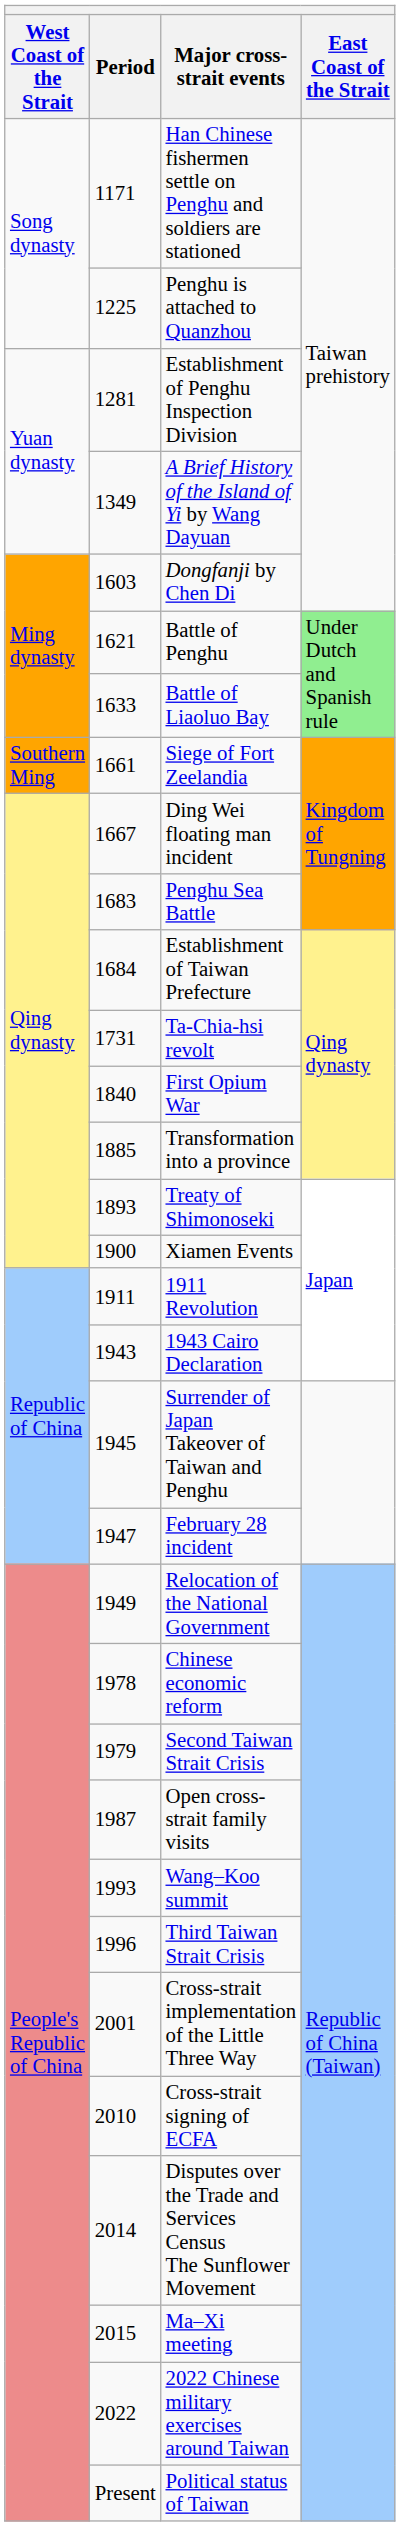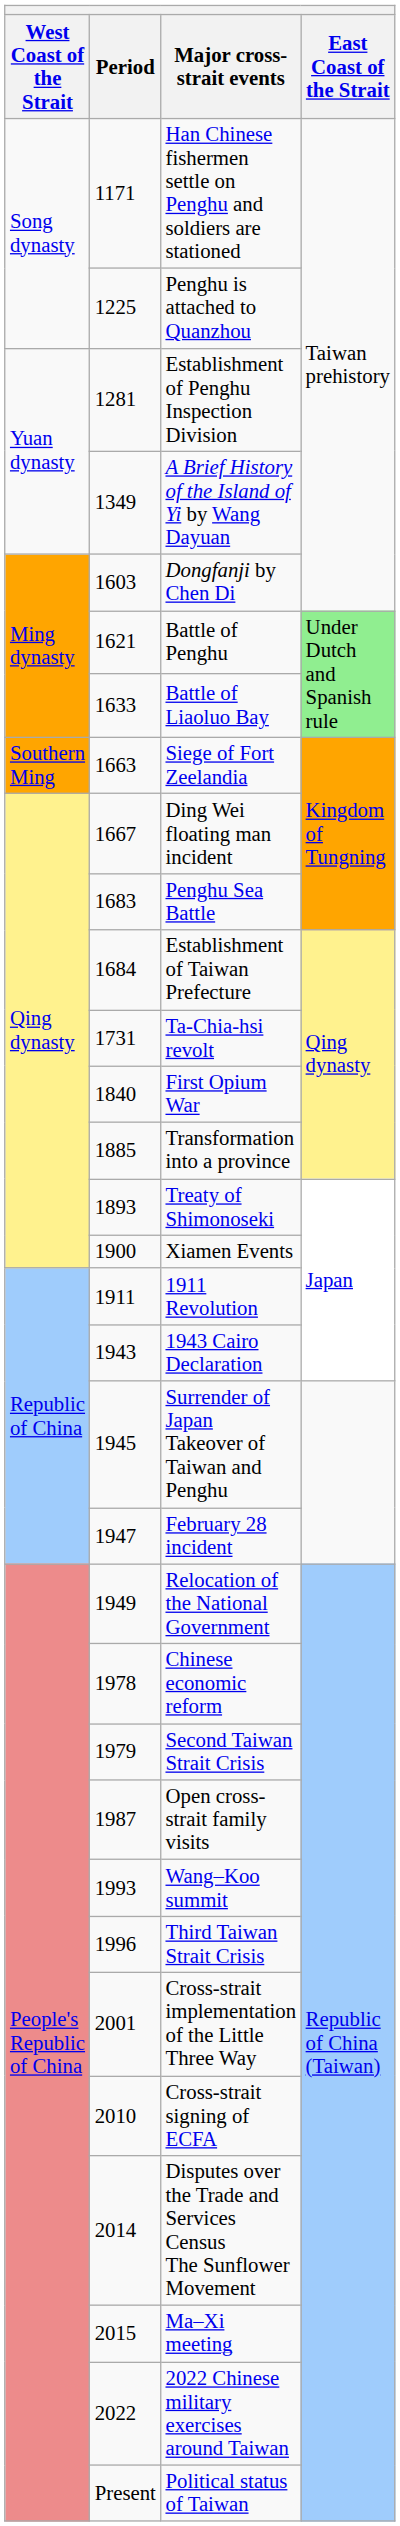(115, 765) 1661 -> (115, 765) 1663
